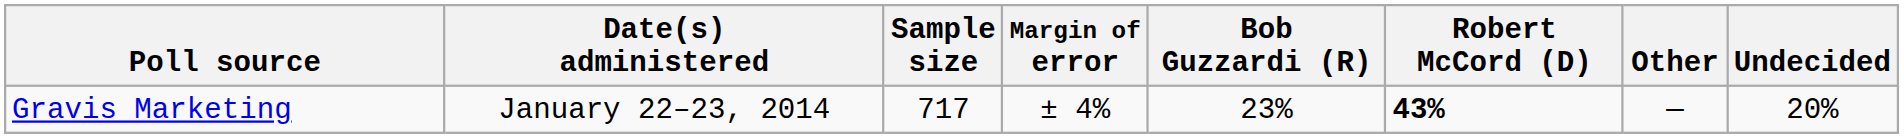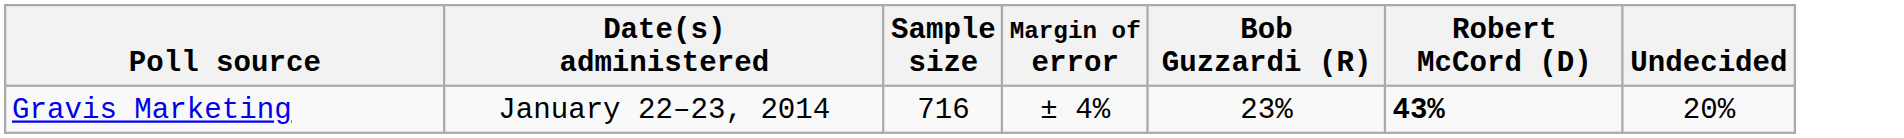- column: (1675, 62)
(943, 110) 717 -> (943, 110) 716
